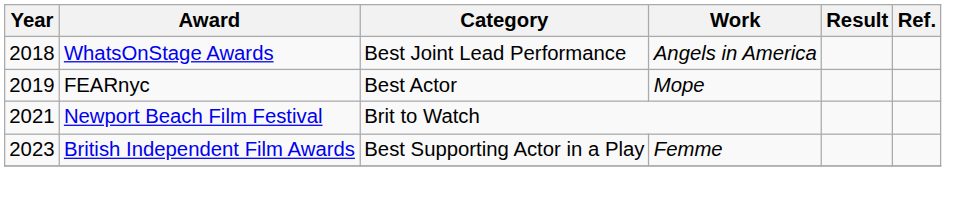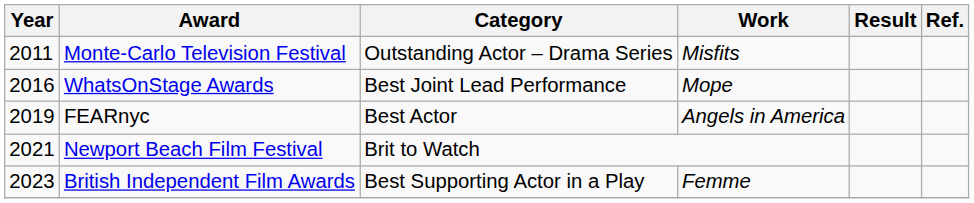+ row: (205, 52)
(32, 52) 2018 -> (32, 85) 2016
(735, 52) Angels in America -> (707, 85) Mope
(679, 85) Mope -> (763, 117) Angels in America
